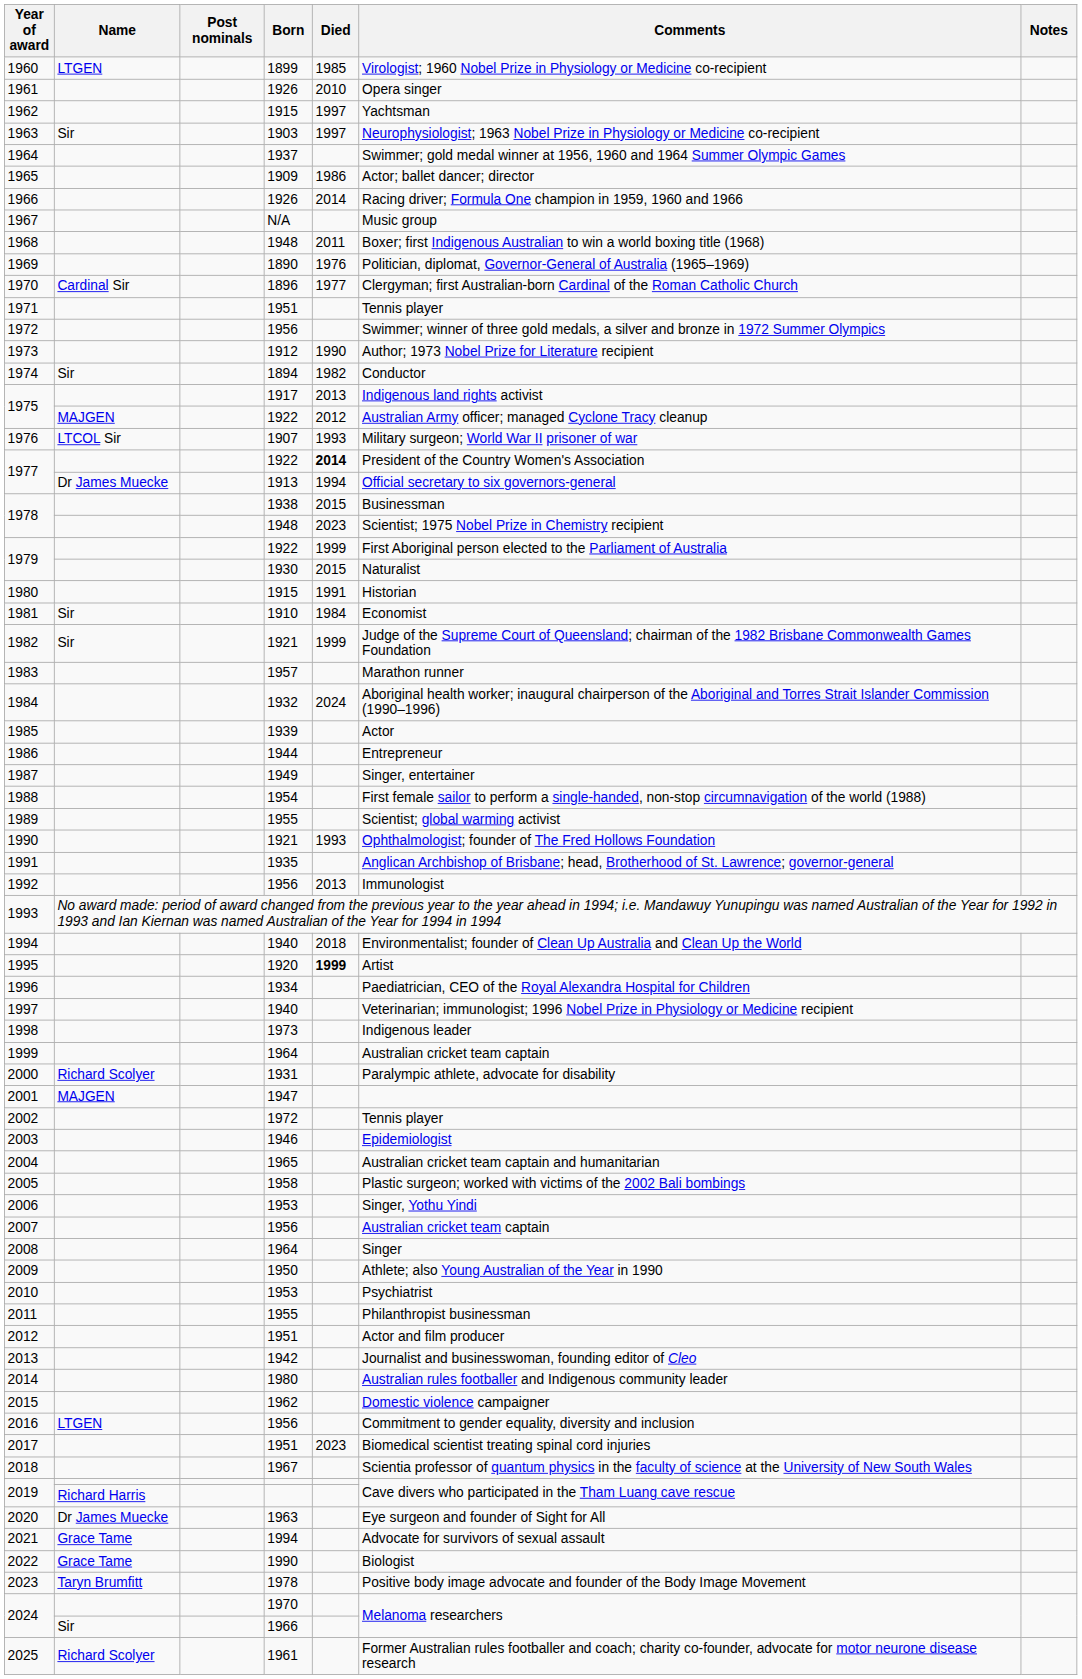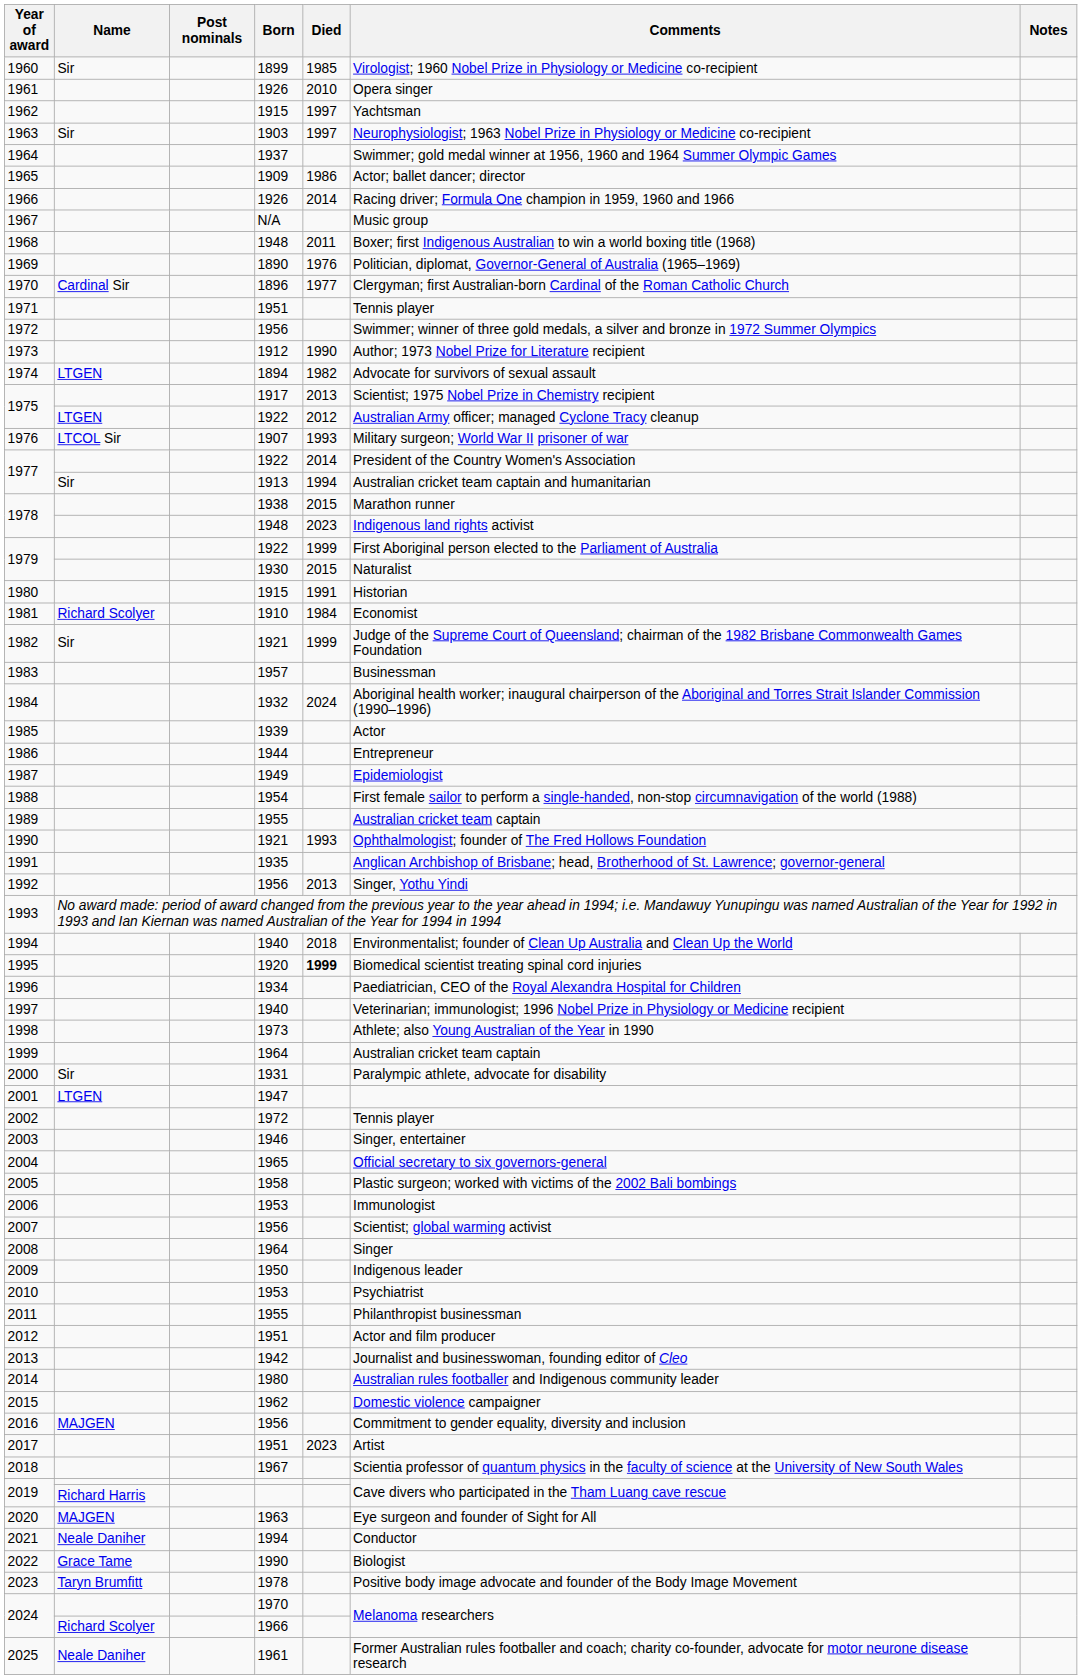(80, 68) LTGEN -> (66, 68) Sir
(66, 373) Sir -> (80, 373) LTGEN
(394, 373) Conductor -> (474, 373) Advocate for survivors of sexual assault
(452, 395) Indigenous land rights activist -> (504, 395) Scientist; 1975 Nobel Prize in Chemistry recipient
(86, 417) MAJGEN -> (80, 417) LTGEN
(331, 460) bold -> (322, 460) normal
(113, 482) Dr James Muecke -> (66, 482) Sir
(489, 482) Official secretary to six governors-general -> (502, 482) Australian cricket team captain and humanitarian
(403, 504) Businessman -> (404, 504) Marathon runner
(513, 526) Scientist; 1975 Nobel Prize in Chemistry recipient -> (443, 526) Indigenous land rights activist
(66, 613) Sir -> (106, 613) Richard Scolyer
(413, 672) Marathon runner -> (394, 672) Businessman
(418, 775) Singer, entertainer -> (398, 775) Epidemiologist
(461, 819) Scientist; global warming activist -> (447, 819) Australian cricket team captain
(403, 884) Immunologist -> (410, 884) Singer, Yothu Yindi
(378, 965) Artist -> (497, 965) Biomedical scientist treating spinal cord injuries
(417, 1031) Indigenous leader -> (503, 1031) Athlete; also Young Australian of the Year in 1990
(106, 1074) Richard Scolyer -> (66, 1074) Sir
(86, 1096) MAJGEN -> (80, 1096) LTGEN
(407, 1140) Epidemiologist -> (409, 1140) Singer, entertainer
(511, 1162) Australian cricket team captain and humanitarian -> (480, 1162) Official secretary to six governors-general
(419, 1205) Singer, Yothu Yindi -> (394, 1205) Immunologist
(456, 1227) Australian cricket team captain -> (452, 1227) Scientist; global warming activist
(512, 1271) Athlete; also Young Australian of the Year in 1990 -> (408, 1271) Indigenous leader
(80, 1423) LTGEN -> (86, 1423) MAJGEN
(506, 1445) Biomedical scientist treating spinal cord injuries -> (369, 1445) Artist
(113, 1517) Dr James Muecke -> (86, 1517) MAJGEN
(95, 1539) Grace Tame -> (101, 1539) Neale Daniher
(483, 1539) Advocate for survivors of sexual assault -> (385, 1539) Conductor
(66, 1626) Sir -> (106, 1626) Richard Scolyer
(106, 1656) Richard Scolyer -> (101, 1656) Neale Daniher
